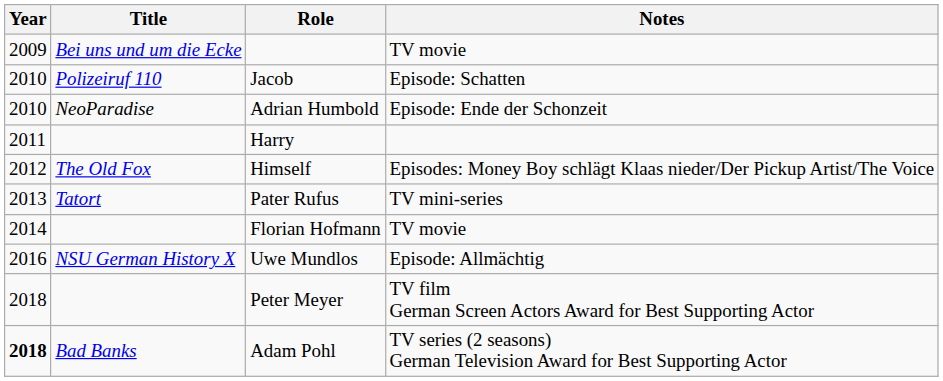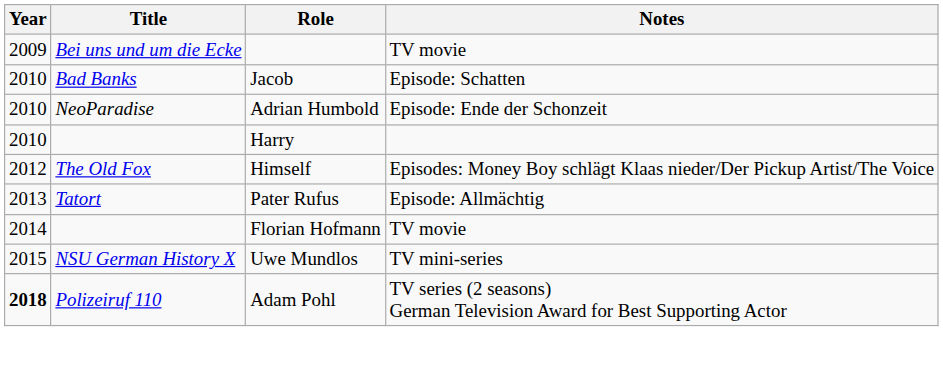(108, 79) Polizeiruf 110 -> (96, 79) Bad Banks
(27, 139) 2011 -> (28, 139) 2010
(446, 199) TV mini-series -> (467, 199) Episode: Allmächtig
(28, 259) 2016 -> (28, 259) 2015
(467, 259) Episode: Allmächtig -> (446, 259) TV mini-series
- row: (297, 299)
(96, 350) Bad Banks -> (108, 299) Polizeiruf 110
